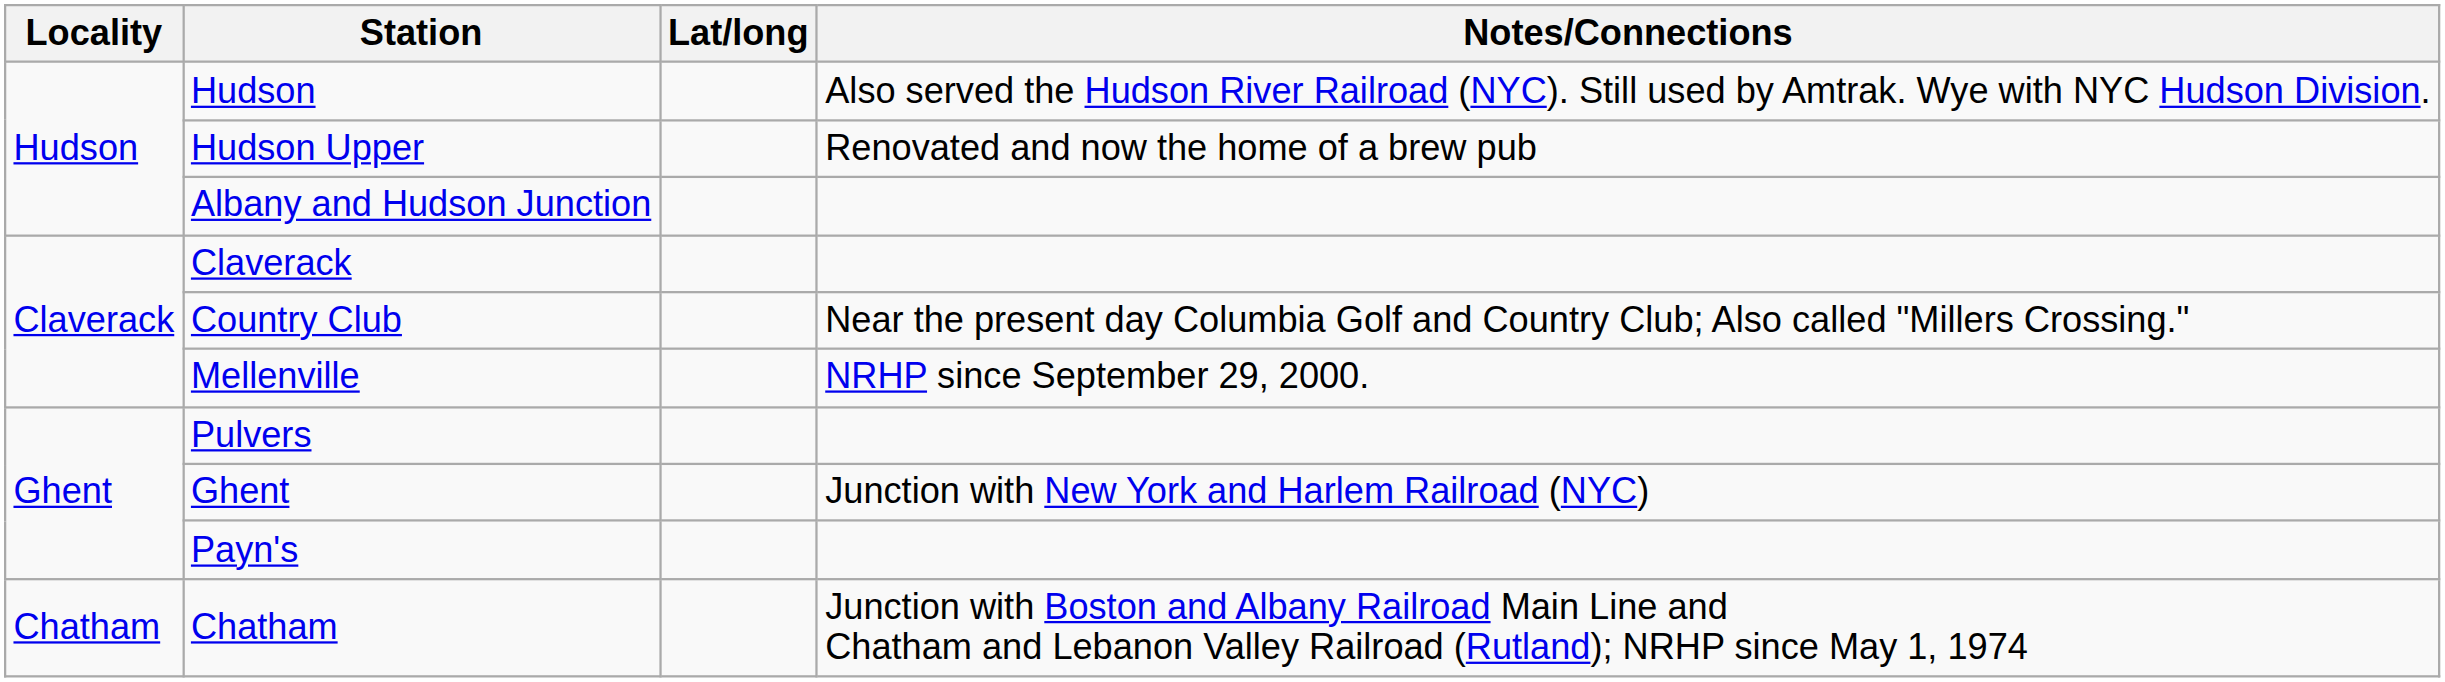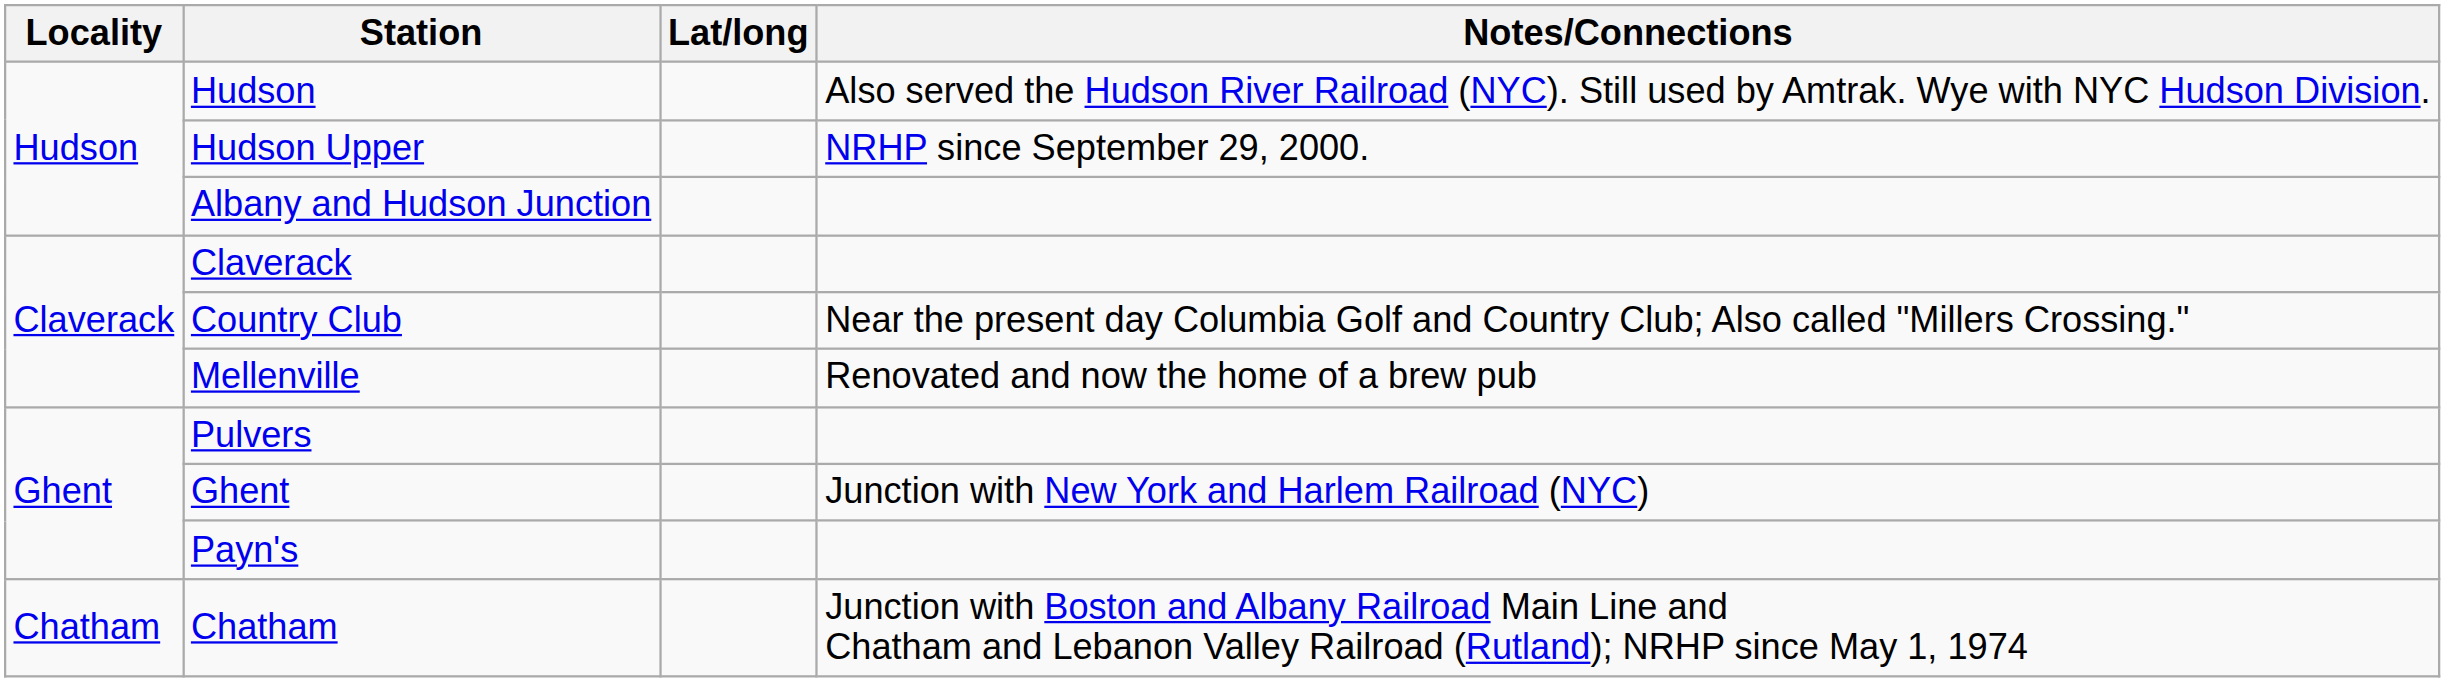(1181, 147) Renovated and now the home of a brew pub -> (1097, 147) NRHP since September 29, 2000.
(1097, 377) NRHP since September 29, 2000. -> (1181, 377) Renovated and now the home of a brew pub
